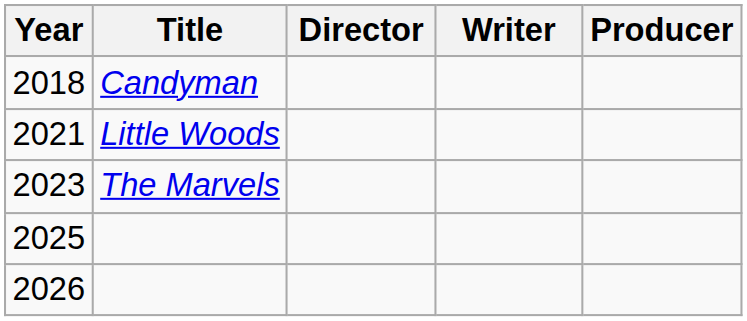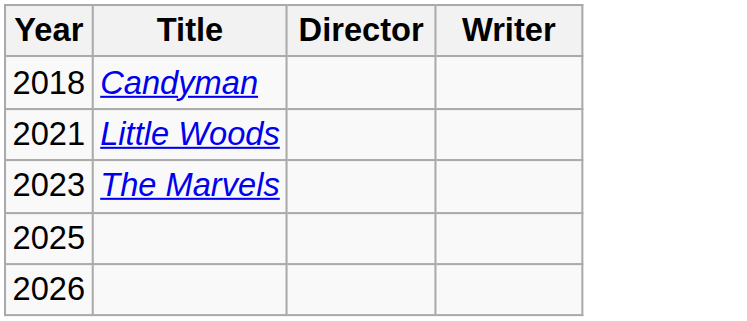- column: (662, 30)
